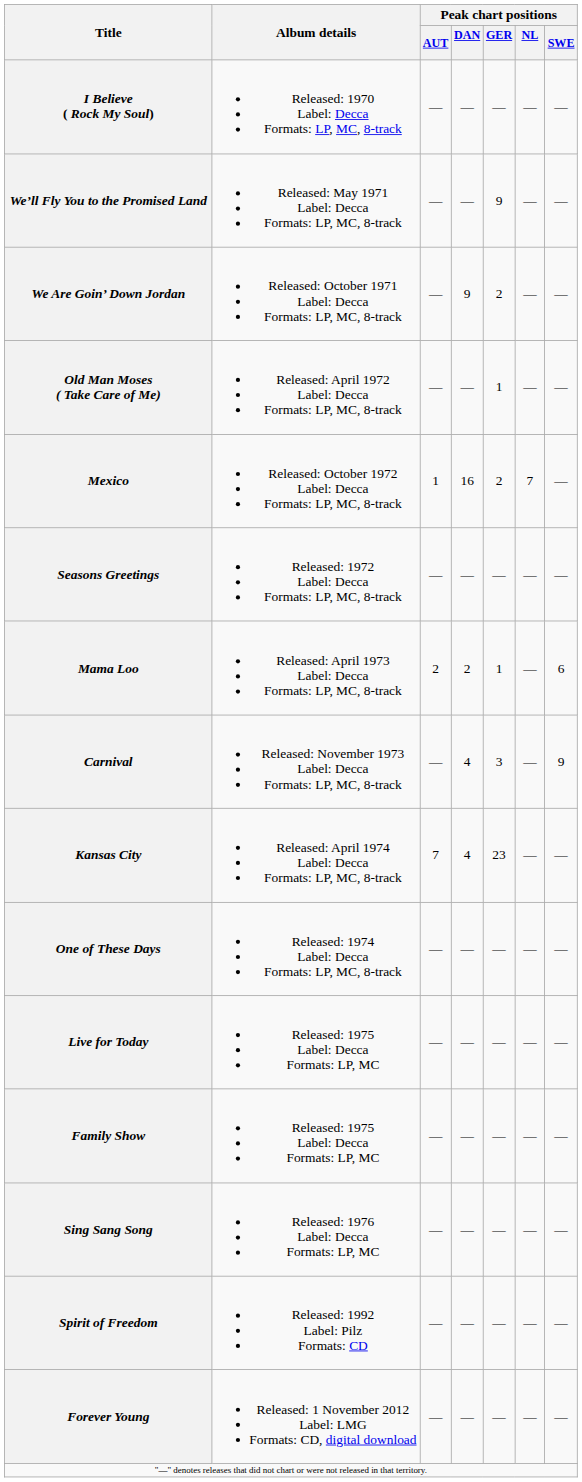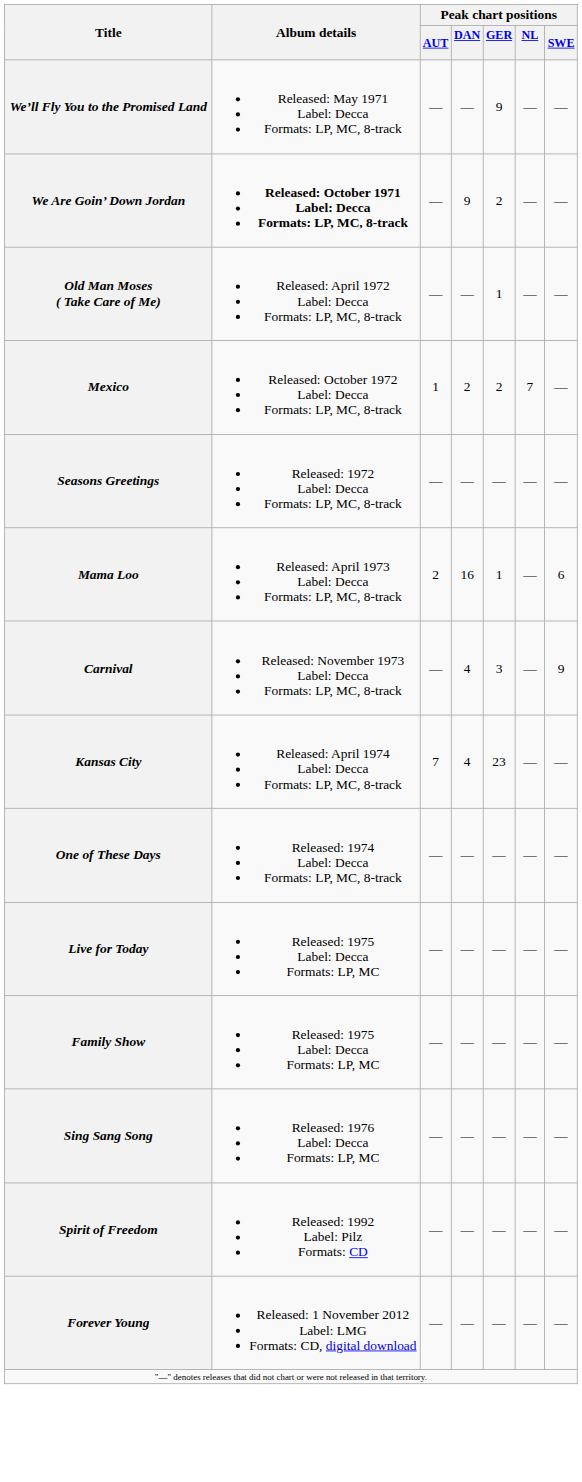- row: (108, 106)
(316, 301) normal -> (316, 208) bold
(467, 481) 16 -> (467, 387) 2
(467, 668) 2 -> (467, 574) 16
